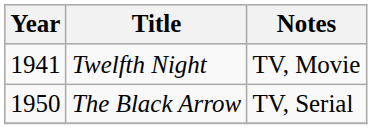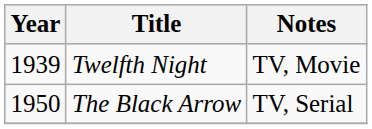(35, 63) 1941 -> (35, 63) 1939
